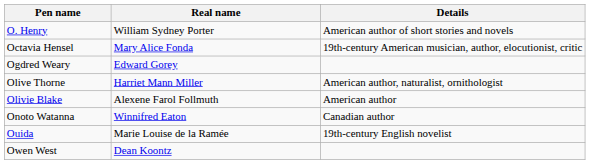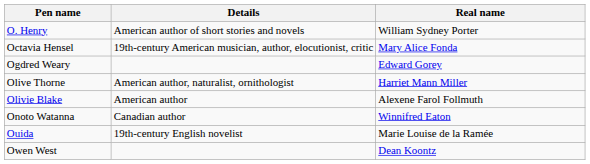columns swapped: (216, 13) <-> (453, 13)
